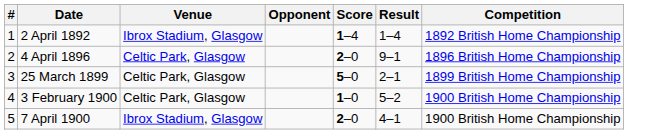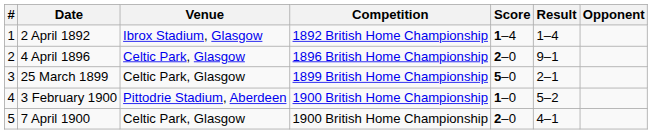columns swapped: (299, 14) <-> (523, 14)
(184, 98) Celtic Park, Glasgow -> (205, 98) Pittodrie Stadium, Aberdeen
(193, 118) Ibrox Stadium, Glasgow -> (184, 118) Celtic Park, Glasgow
